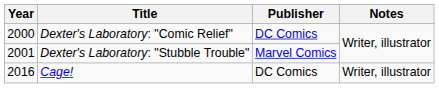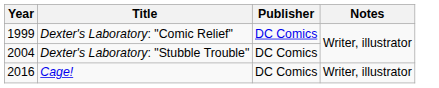(21, 33) 2000 -> (21, 33) 1999
(21, 53) 2001 -> (21, 53) 2004
(296, 53) Marvel Comics -> (286, 53) DC Comics
